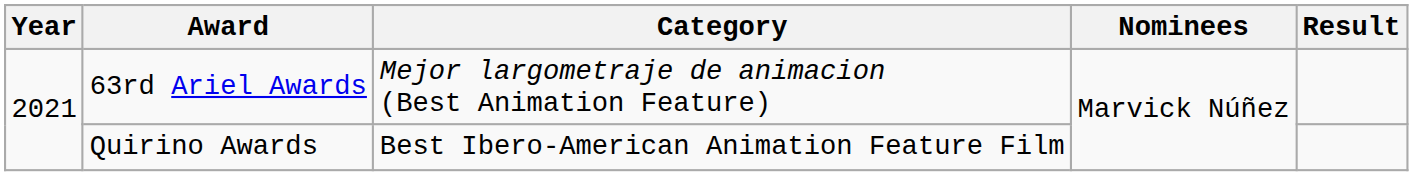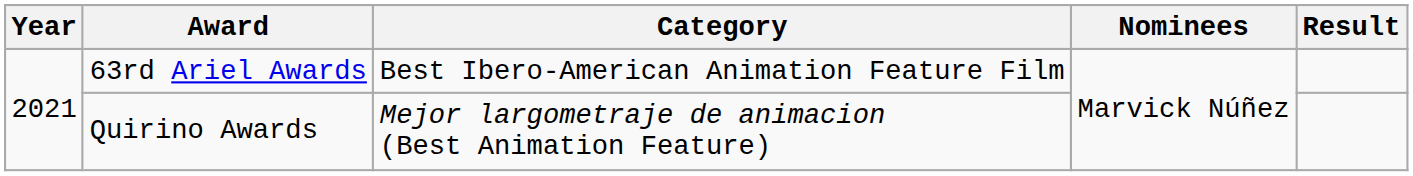(633, 87) Mejor largometraje de animacion (Best Animation Feature) -> (722, 71) Best Ibero-American Animation Feature Film
(722, 147) Best Ibero-American Animation Feature Film -> (633, 131) Mejor largometraje de animacion (Best Animation Feature)
